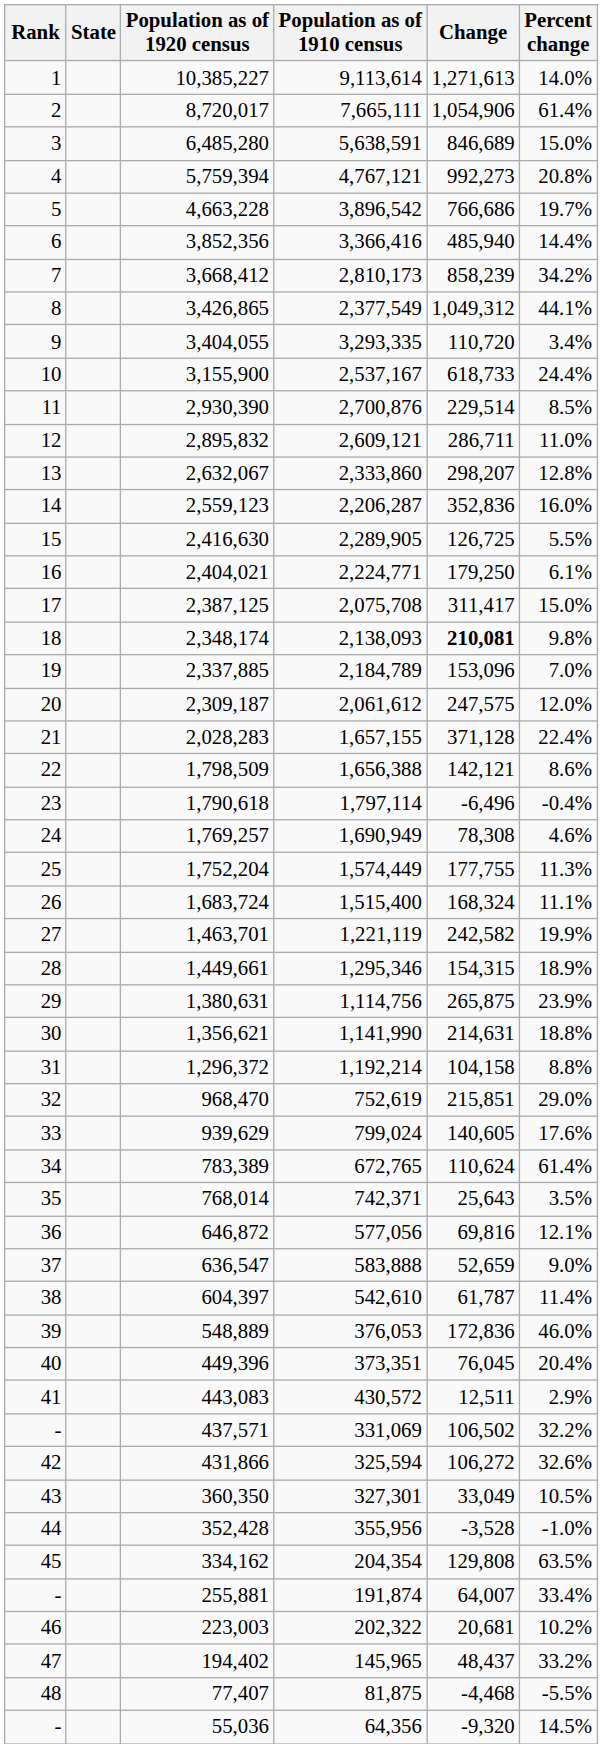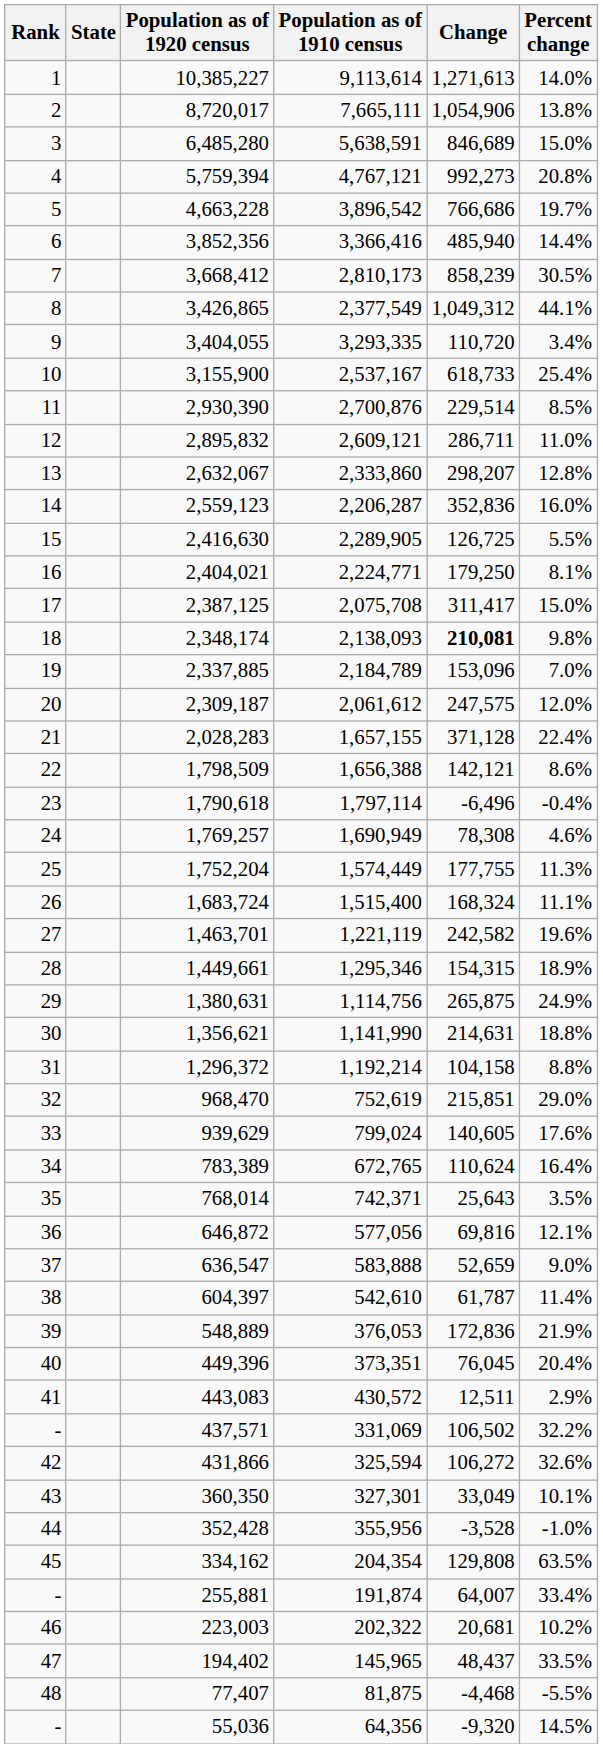(565, 110) 61.4% -> (565, 110) 13.8%
(565, 275) 34.2% -> (565, 275) 30.5%
(565, 374) 24.4% -> (565, 374) 25.4%
(570, 572) 6.1% -> (570, 572) 8.1%
(565, 935) 19.9% -> (565, 935) 19.6%
(565, 1001) 23.9% -> (565, 1001) 24.9%
(565, 1165) 61.4% -> (565, 1165) 16.4%
(565, 1330) 46.0% -> (565, 1330) 21.9%
(565, 1495) 10.5% -> (565, 1495) 10.1%
(565, 1660) 33.2% -> (565, 1660) 33.5%
